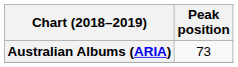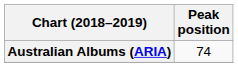(204, 51) 73 -> (204, 51) 74
